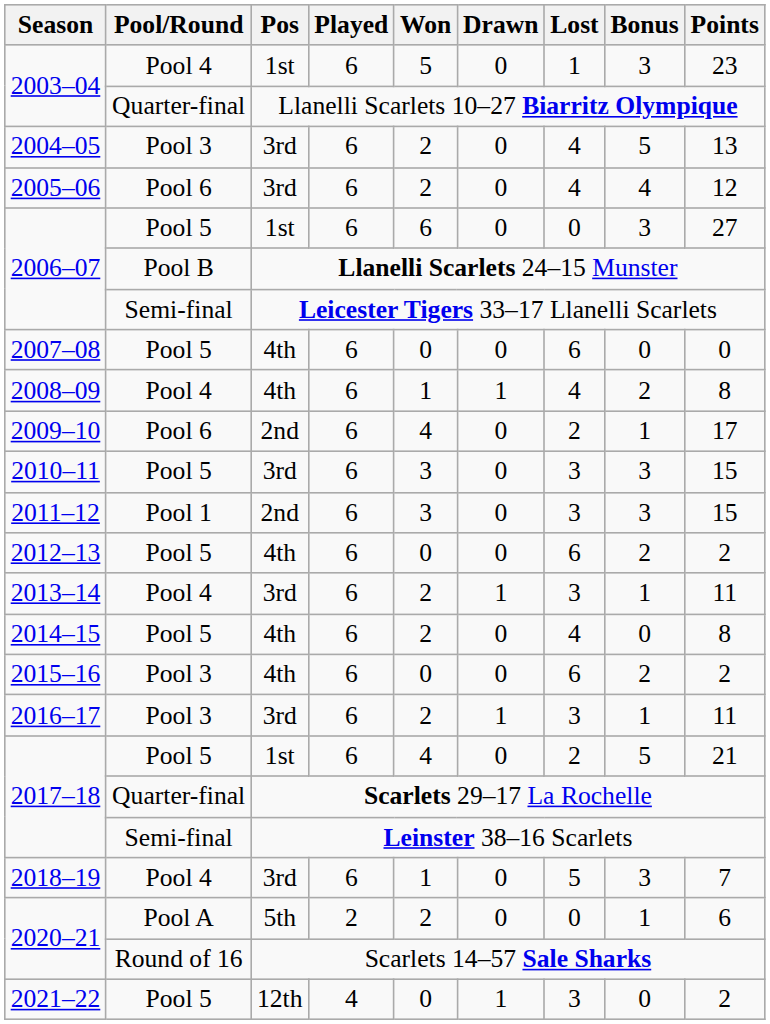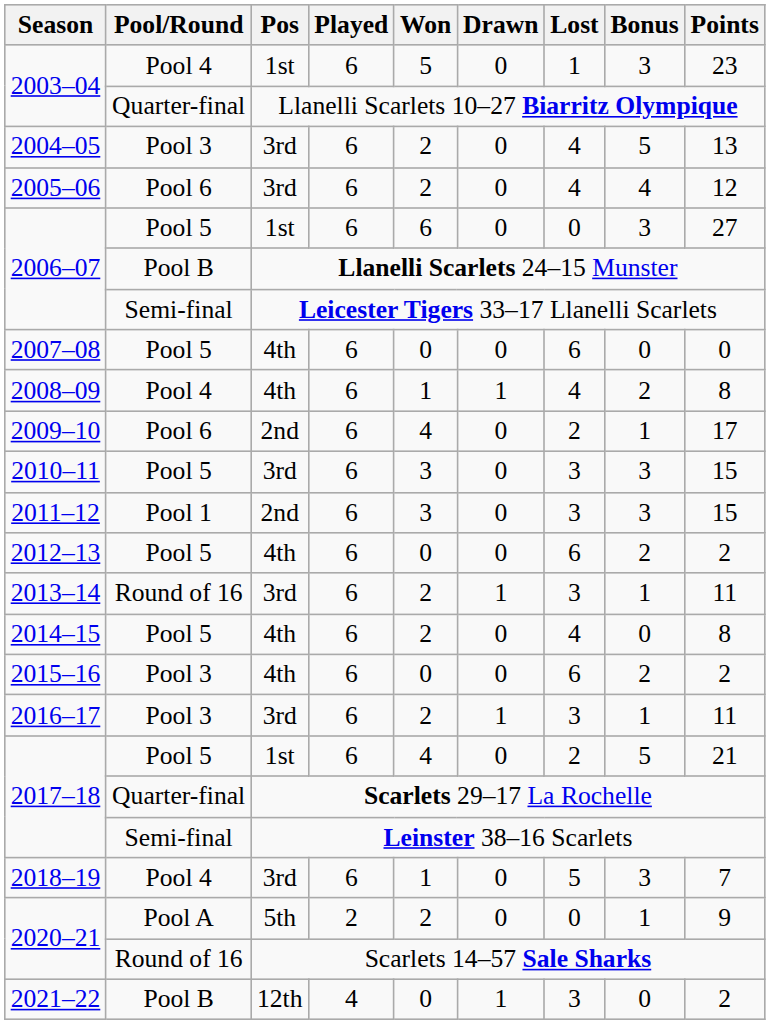(179, 593) Pool 4 -> (179, 593) Round of 16
(725, 918) 6 -> (725, 918) 9
(179, 999) Pool 5 -> (179, 999) Pool B
